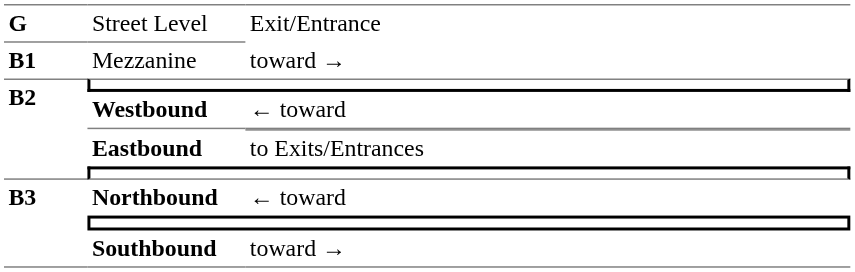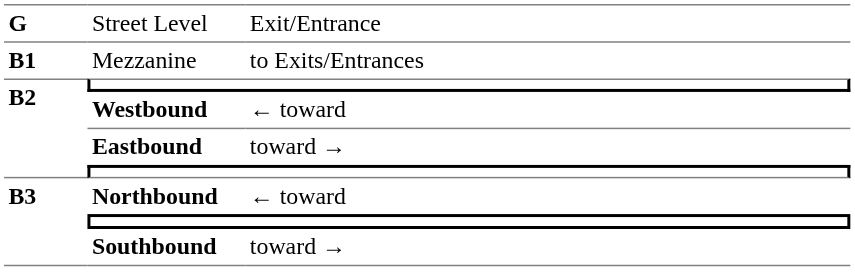(298, 59) toward → -> (337, 60) to Exits/Entrances
(337, 148) to Exits/Entrances -> (298, 146) toward →
